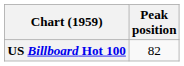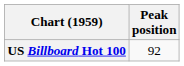(154, 50) 82 -> (154, 50) 92
